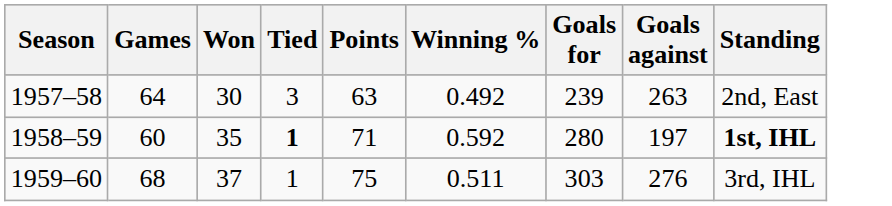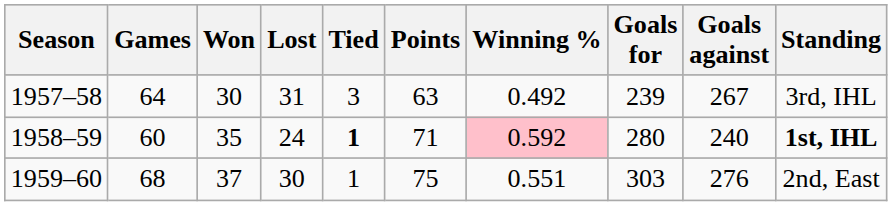+ column: (292, 39)
(668, 95) 263 -> (729, 95) 267
(770, 95) 2nd, East -> (831, 95) 3rd, IHL
(476, 137) no background -> (537, 137) pink background
(668, 137) 197 -> (729, 137) 240
(476, 178) 0.511 -> (537, 178) 0.551
(770, 178) 3rd, IHL -> (831, 178) 2nd, East
